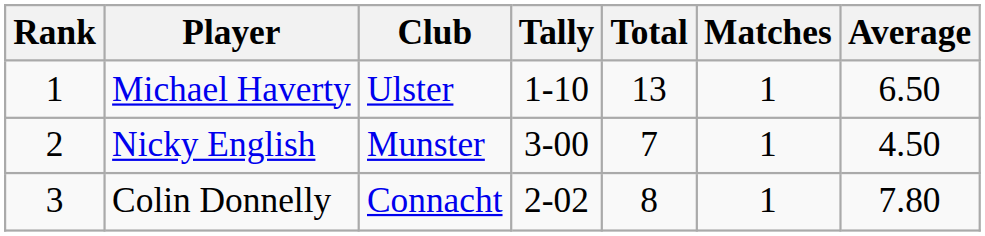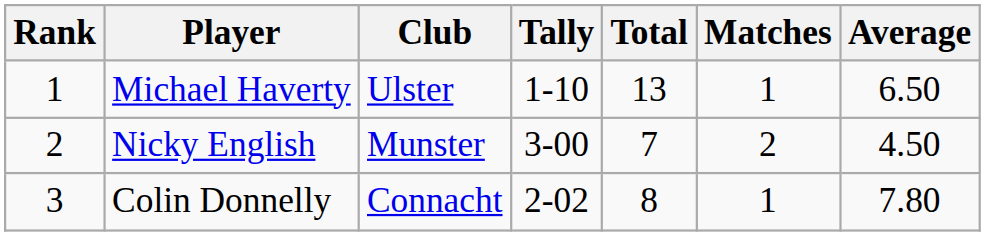(768, 144) 1 -> (768, 144) 2
